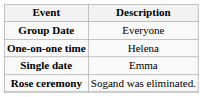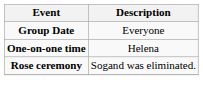- row: (46, 65)
